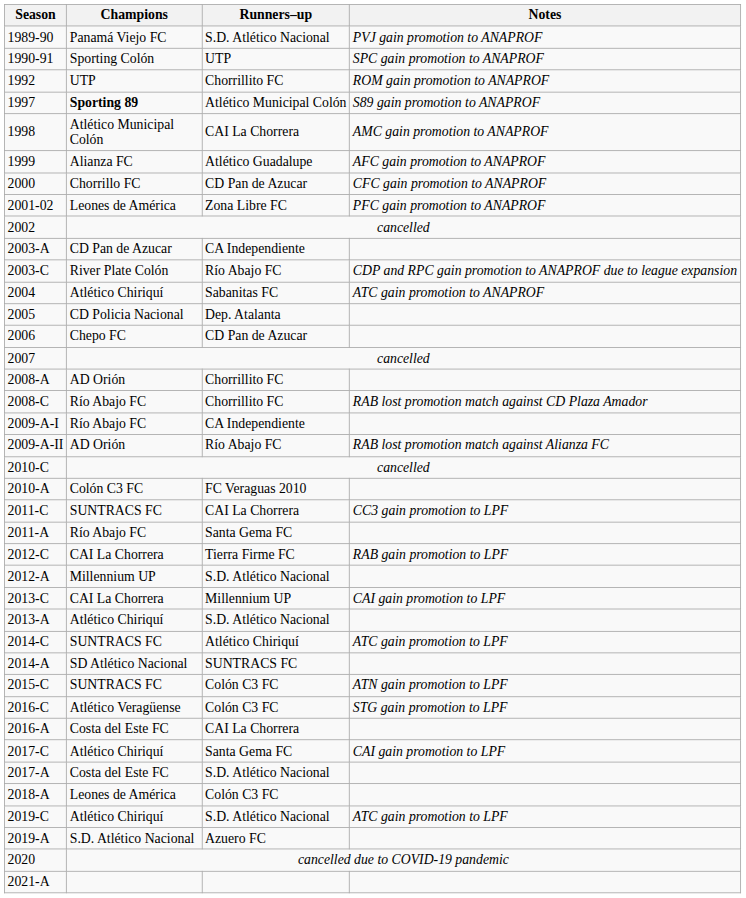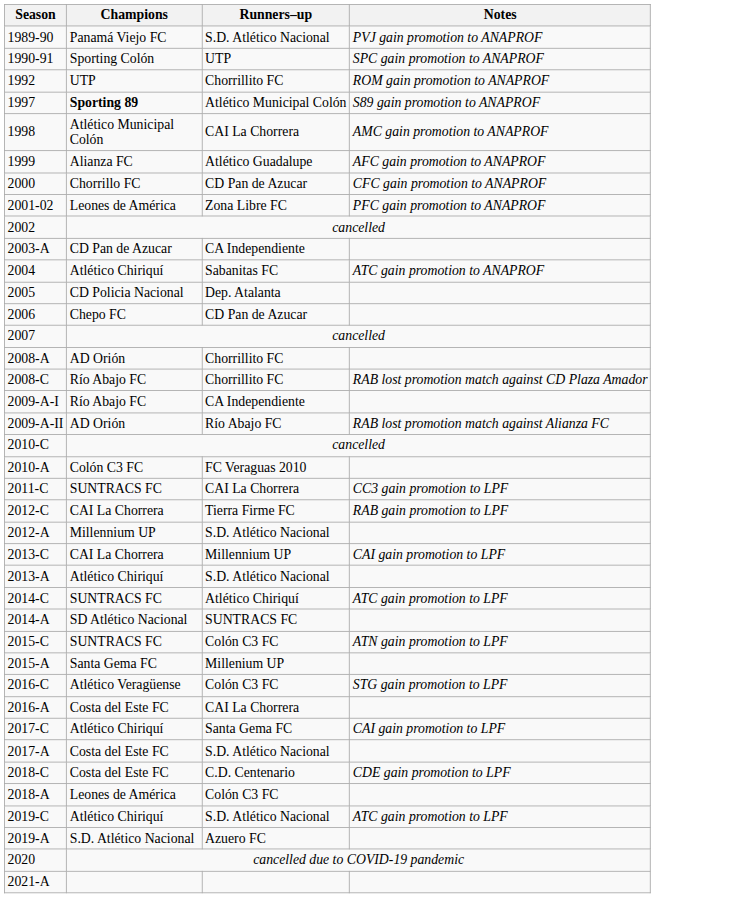- row: (28, 270)
- row: (28, 532)
+ row: (29, 663)
+ row: (28, 772)
